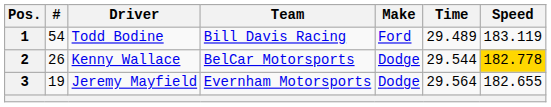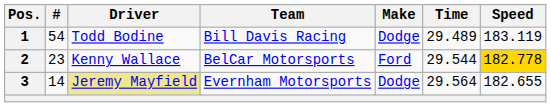(395, 39) Ford -> (399, 39) Dodge
(57, 61) 26 -> (57, 61) 23
(399, 61) Dodge -> (395, 61) Ford
(57, 84) 19 -> (57, 84) 14
(134, 84) no background -> (134, 84) khaki background
